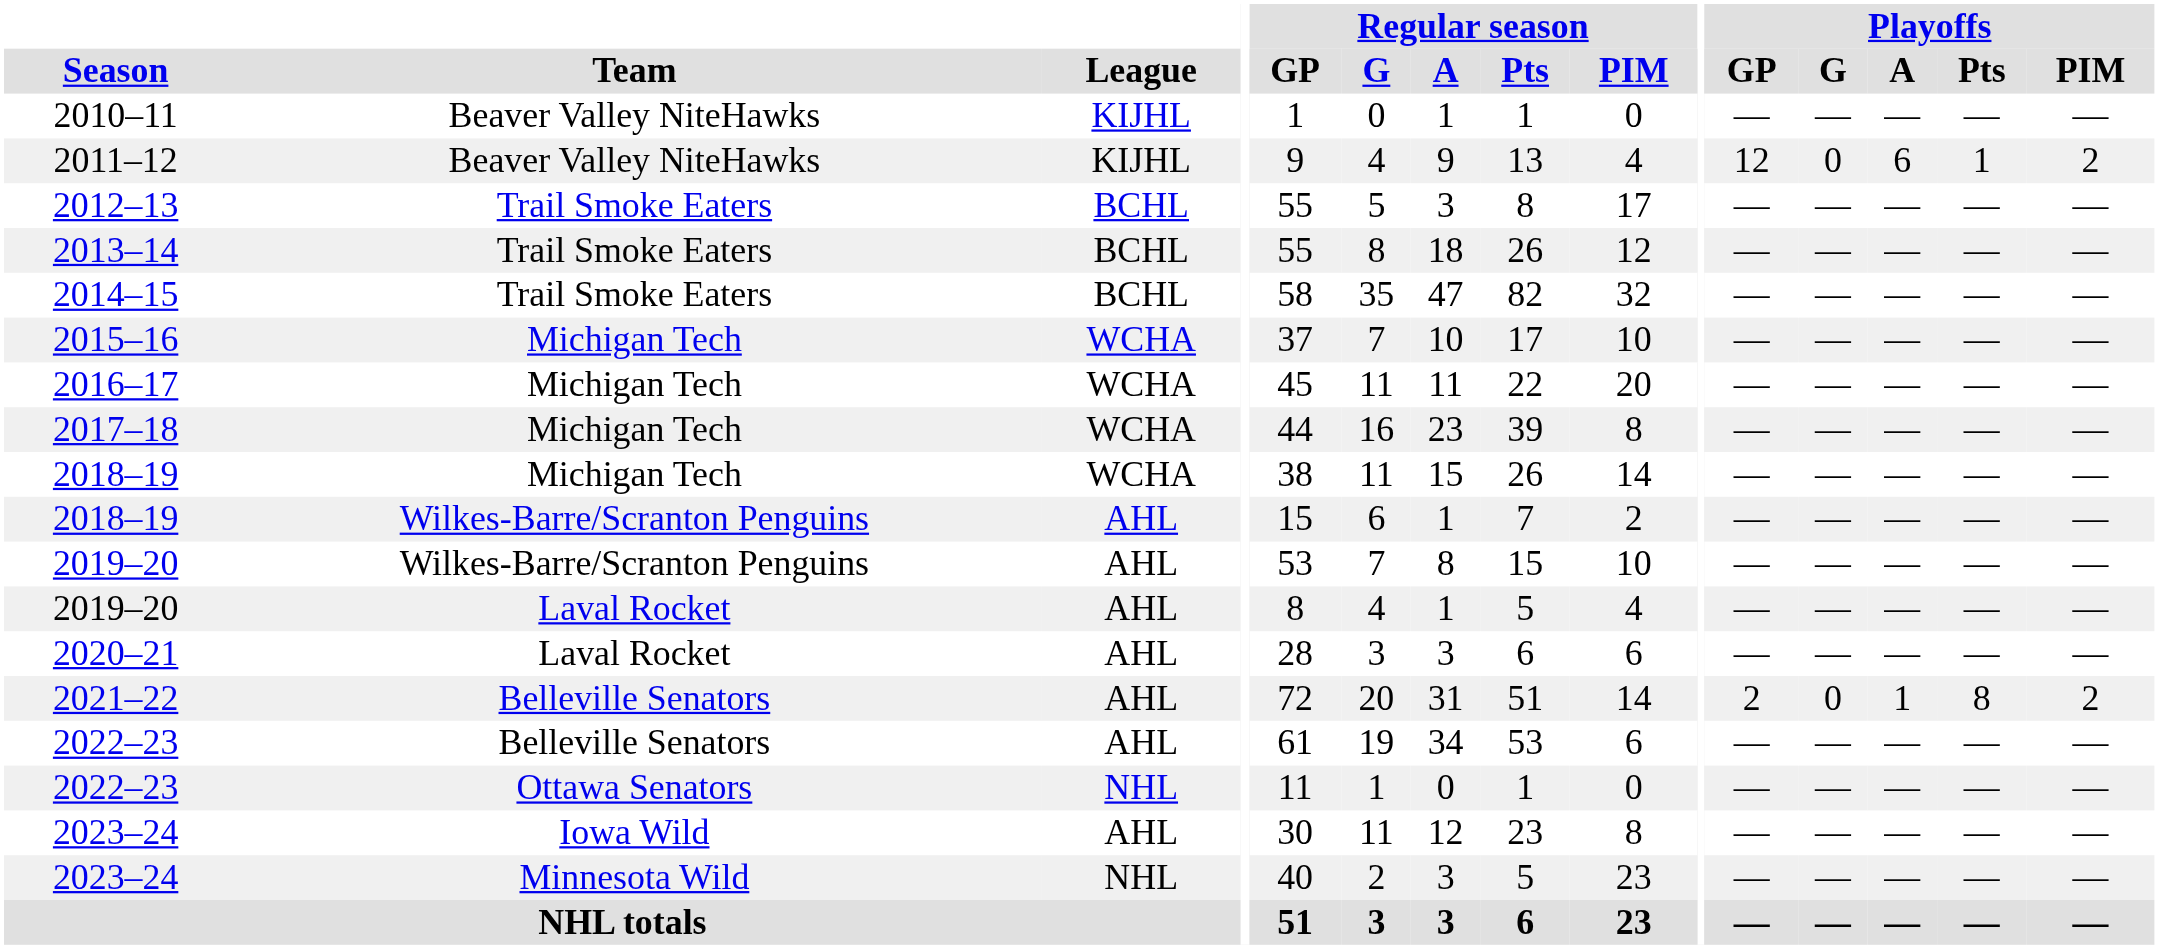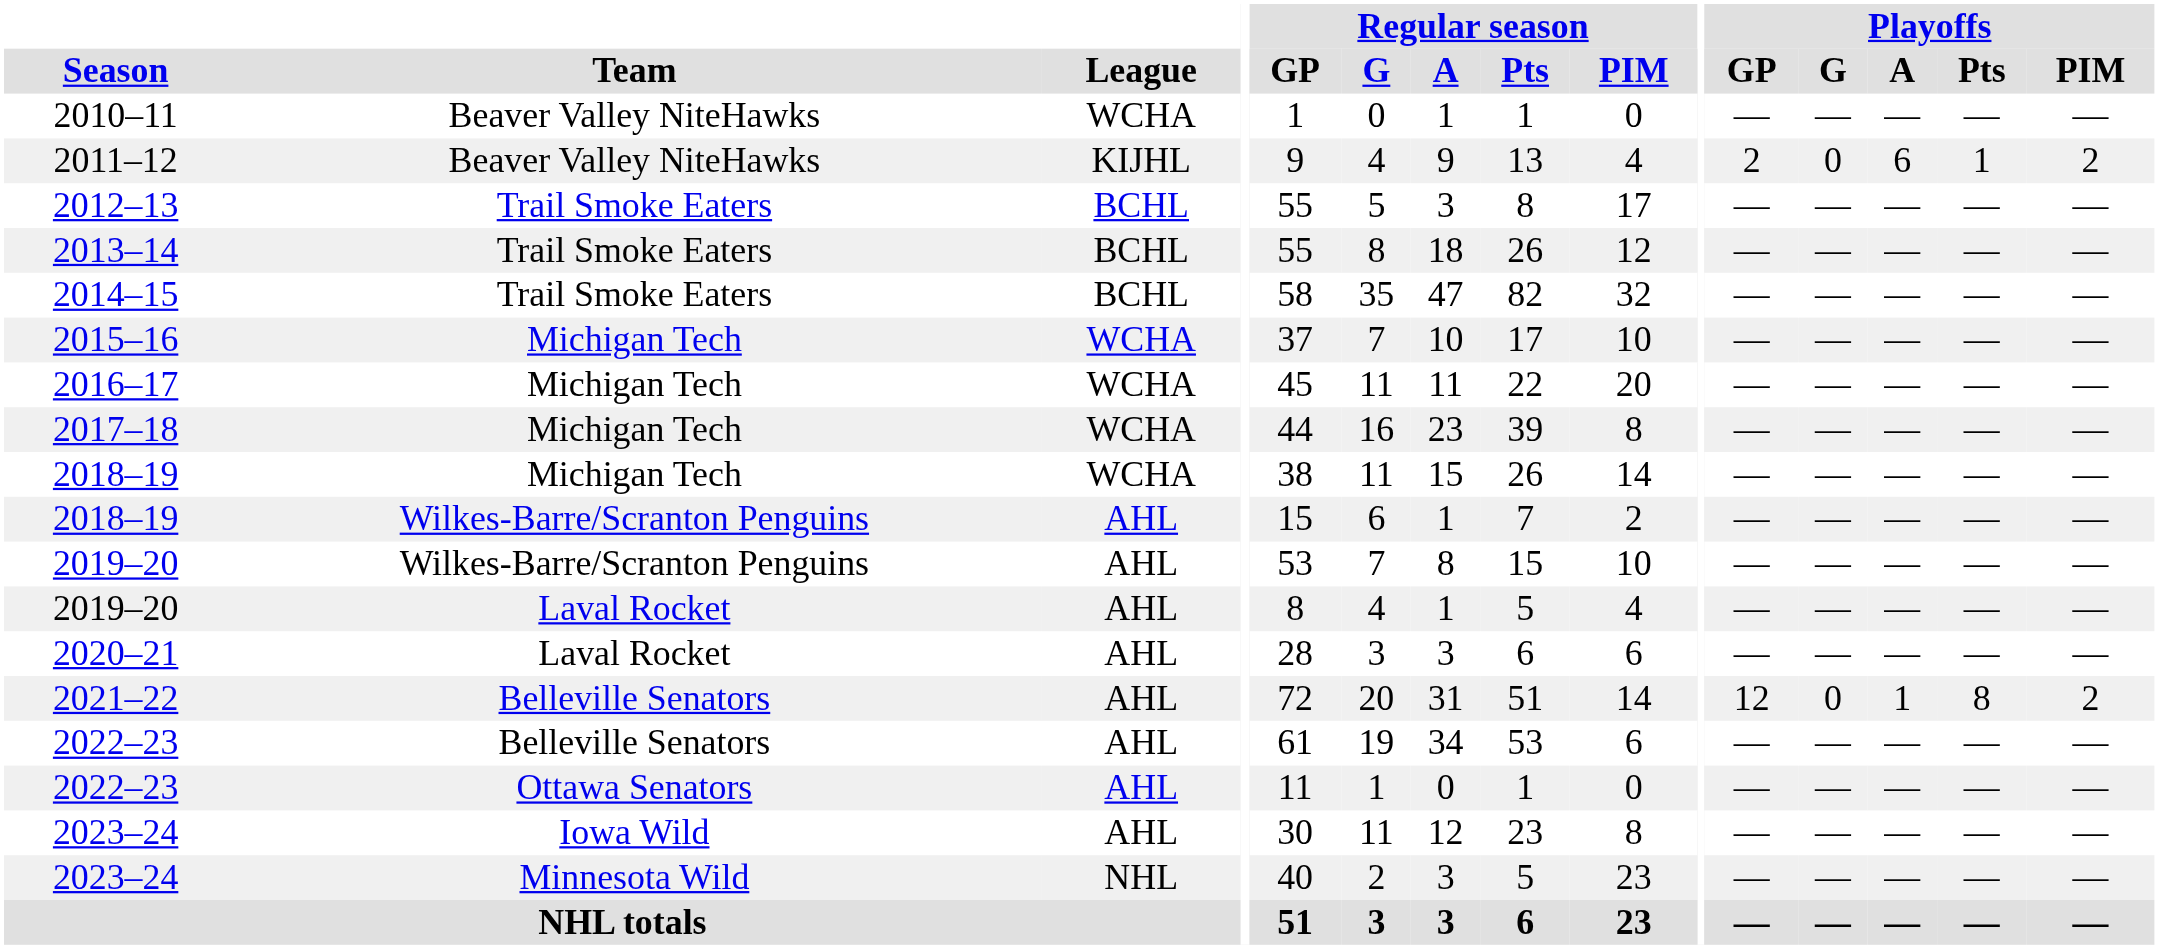(1141, 115) KIJHL -> (1141, 115) WCHA
(1752, 160) 12 -> (1752, 160) 2
(1752, 697) 2 -> (1752, 697) 12
(1141, 787) NHL -> (1141, 787) AHL
